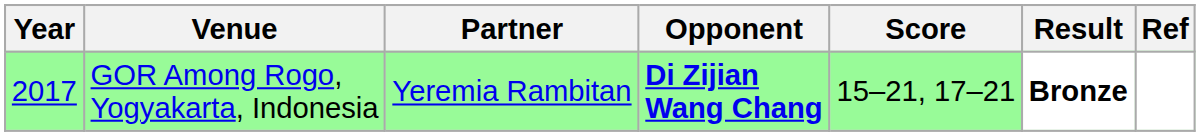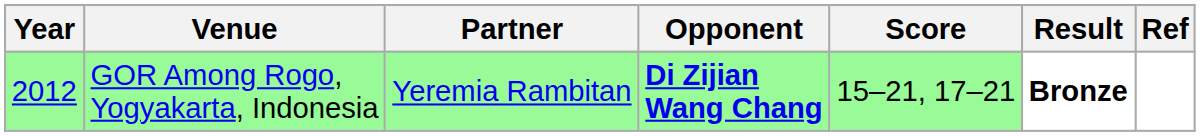(44, 91) 2017 -> (44, 91) 2012
